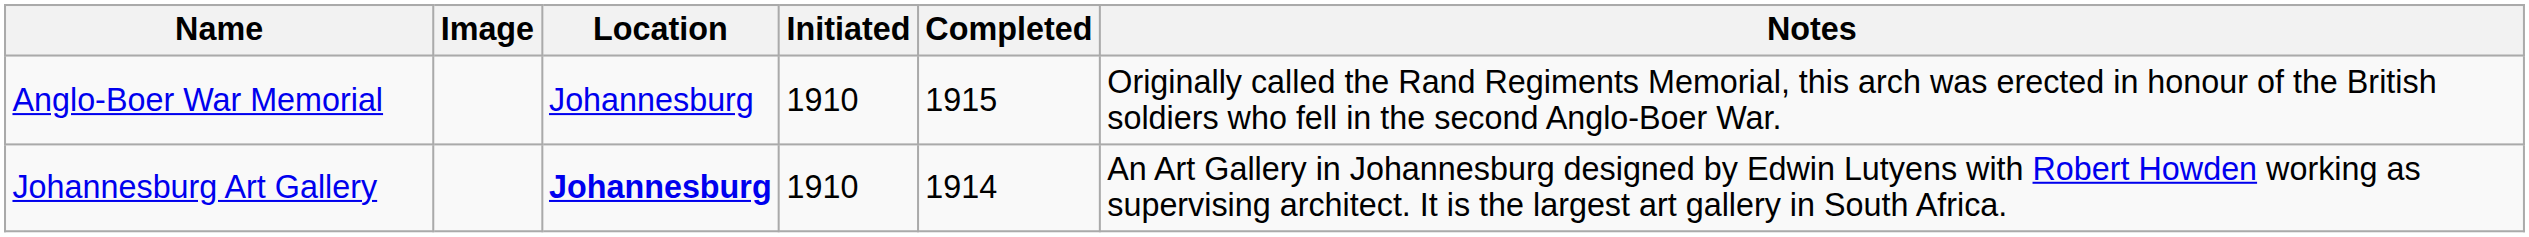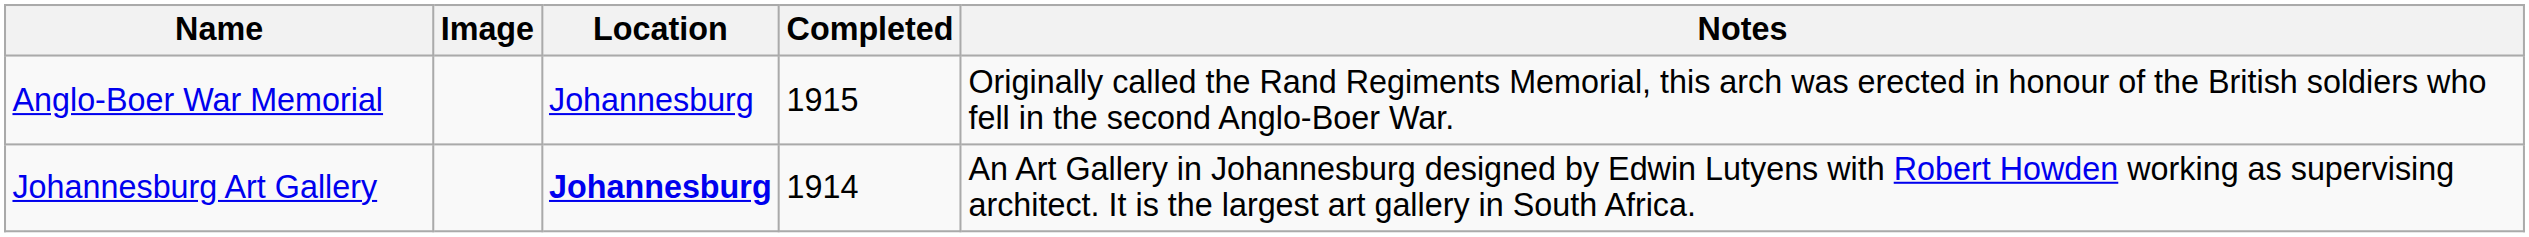- column: (849, 30)
